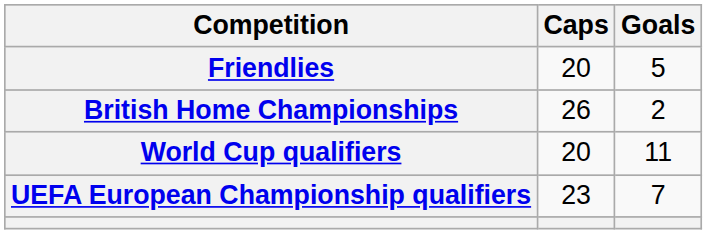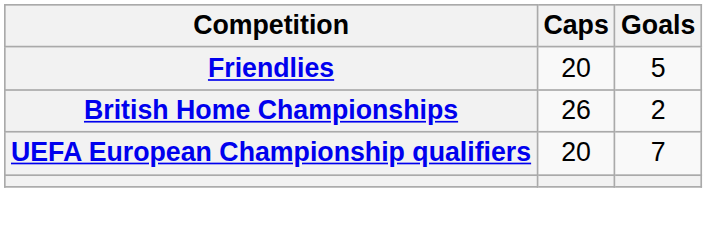- row: (271, 152)
(576, 195) 23 -> (576, 152) 20
